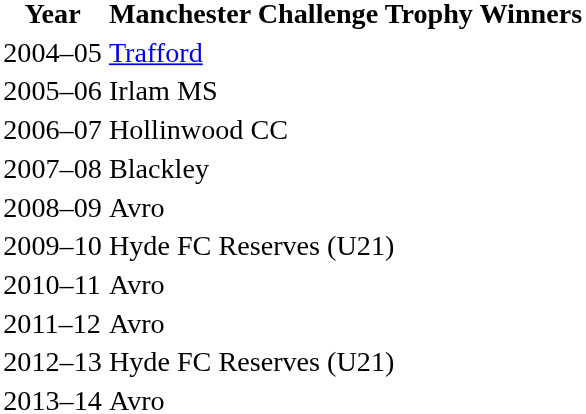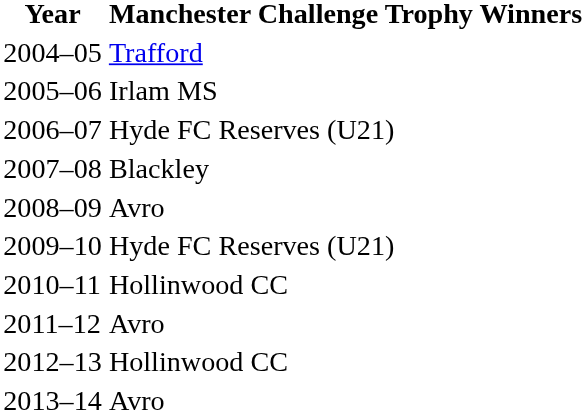(198, 129) Hollinwood CC -> (252, 129) Hyde FC Reserves (U21)
(137, 284) Avro -> (198, 284) Hollinwood CC
(252, 362) Hyde FC Reserves (U21) -> (198, 362) Hollinwood CC
